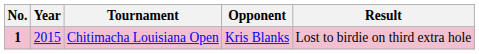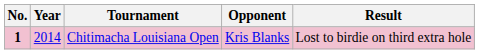(47, 38) 2015 -> (47, 38) 2014
